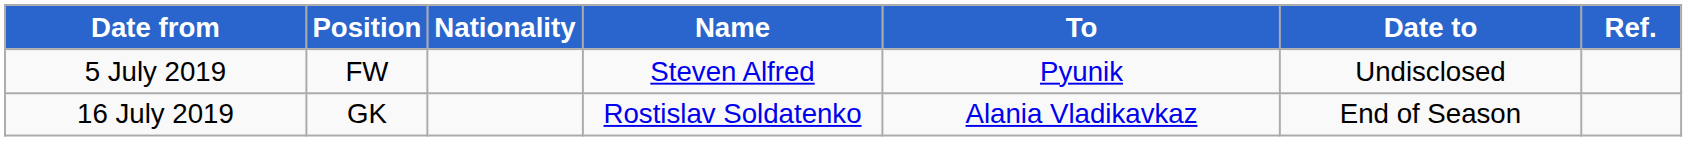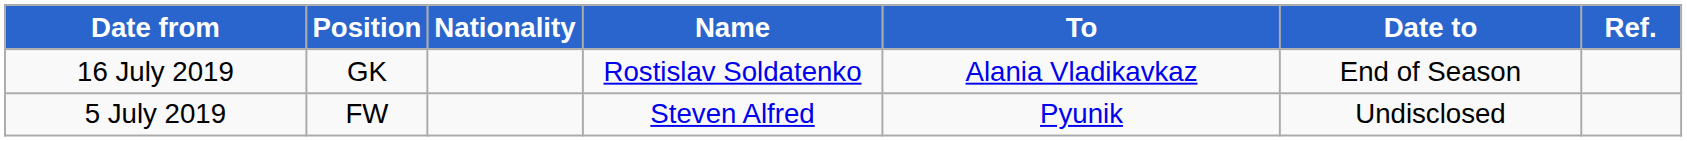rows swapped: (155, 71) <-> (155, 115)
